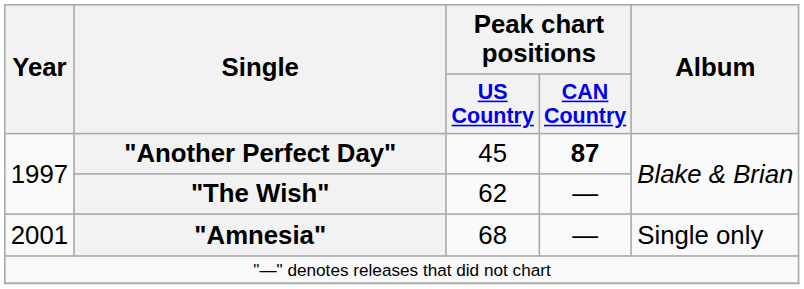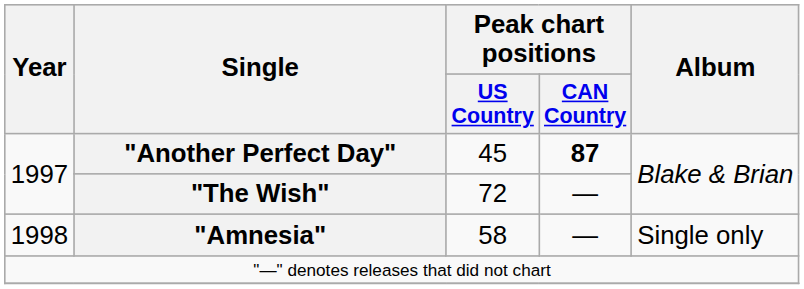(493, 194) 62 -> (493, 194) 72
(39, 234) 2001 -> (39, 234) 1998
(493, 234) 68 -> (493, 234) 58
